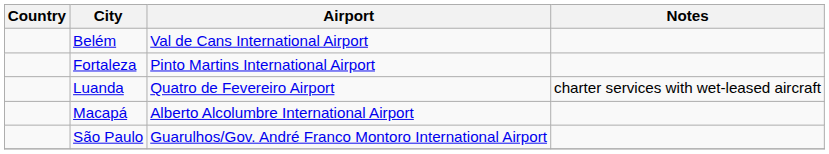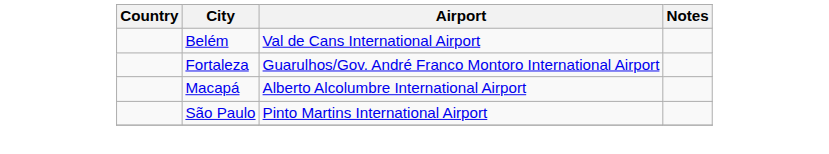(263, 64) Pinto Martins International Airport -> (461, 64) Guarulhos/Gov. André Franco Montoro International Airport
- row: (98, 88)
(349, 137) Guarulhos/Gov. André Franco Montoro International Airport -> (375, 112) Pinto Martins International Airport
